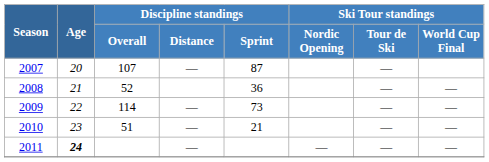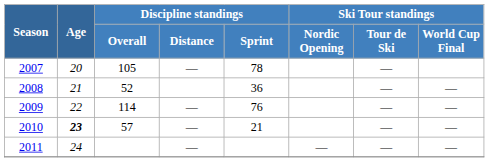(127, 68) 107 -> (127, 68) 105
(257, 68) 87 -> (257, 68) 78
(257, 108) 73 -> (257, 108) 76
(76, 127) normal -> (76, 127) bold
(127, 127) 51 -> (127, 127) 57
(76, 147) bold -> (76, 147) normal
